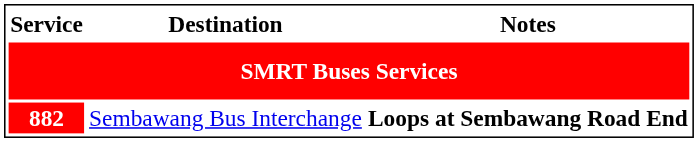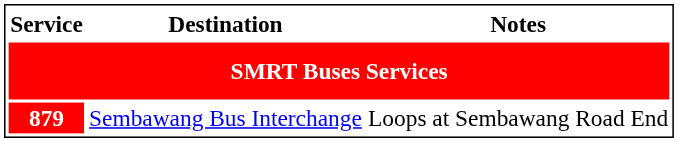(47, 117) 882 -> (47, 117) 879
(528, 117) bold -> (518, 117) normal
